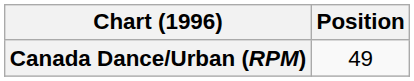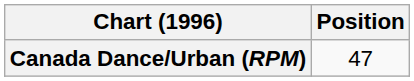(361, 57) 49 -> (361, 57) 47
